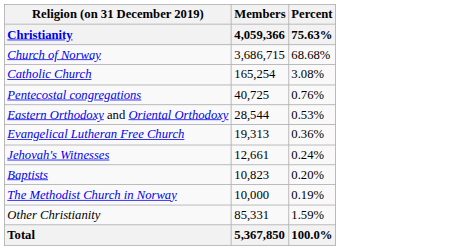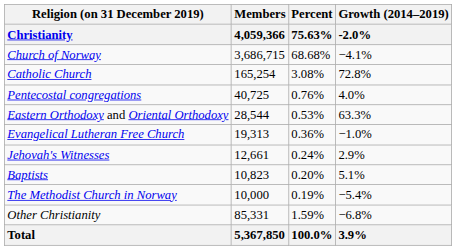+ column: (355, 34)
